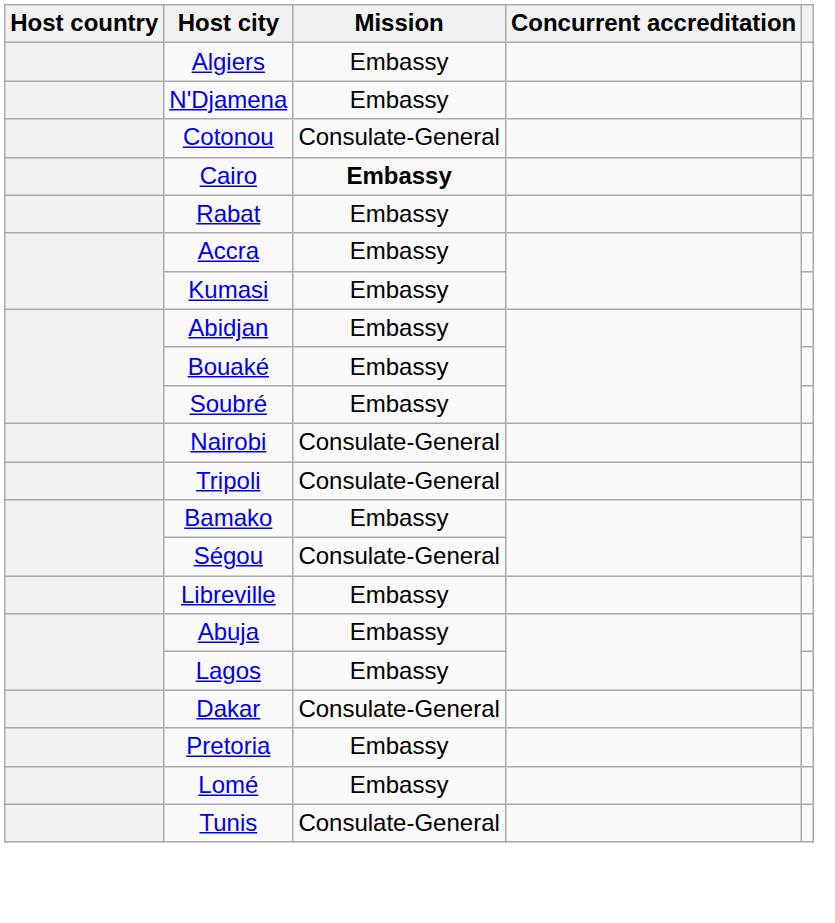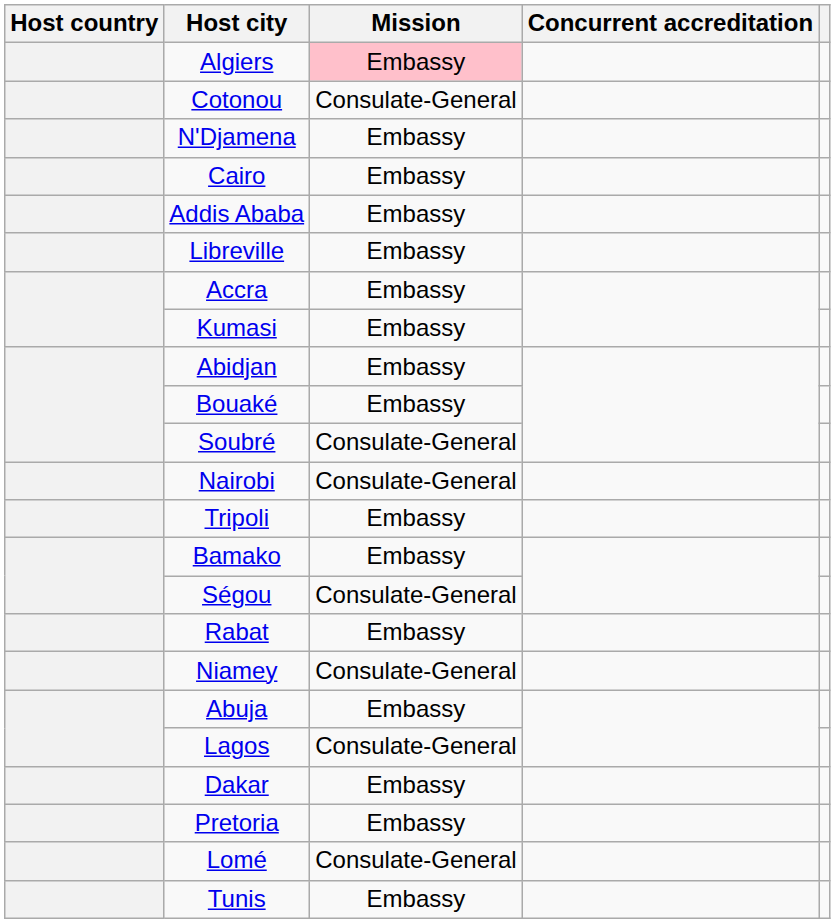(399, 61) no background -> (416, 61) pink background
rows swapped: (228, 137) <-> (228, 99)
(399, 175) bold -> (416, 175) normal
+ row: (237, 213)
rows swapped: (228, 594) <-> (228, 213)
(399, 404) Embassy -> (416, 442) Consulate-General
(399, 480) Consulate-General -> (416, 518) Embassy
+ row: (237, 670)
(399, 670) Embassy -> (416, 746) Consulate-General
(399, 708) Consulate-General -> (416, 784) Embassy
(399, 784) Embassy -> (416, 860) Consulate-General
(399, 822) Consulate-General -> (416, 898) Embassy
